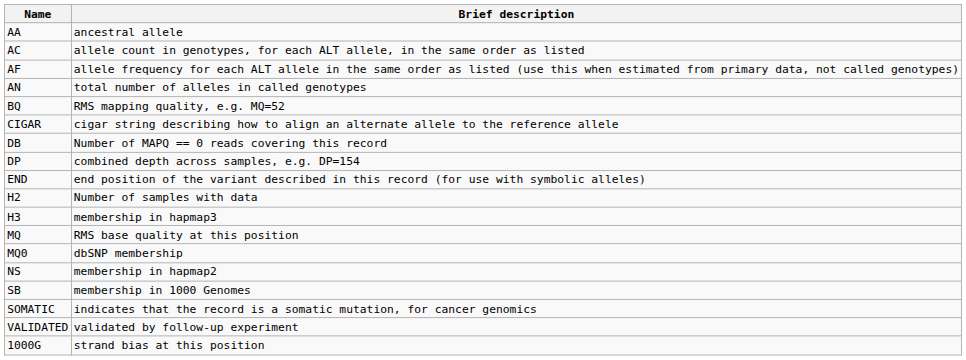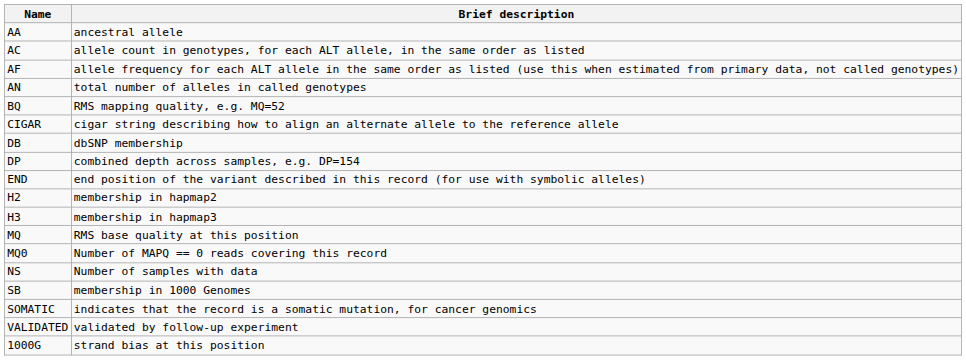(230, 143) Number of MAPQ == 0 reads covering this record -> (128, 143) dbSNP membership
(166, 198) Number of samples with data -> (145, 198) membership in hapmap2
(128, 253) dbSNP membership -> (230, 253) Number of MAPQ == 0 reads covering this record
(145, 272) membership in hapmap2 -> (166, 272) Number of samples with data
